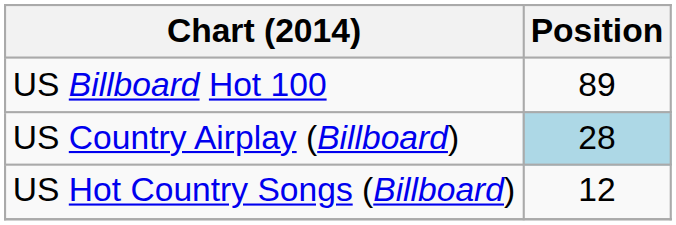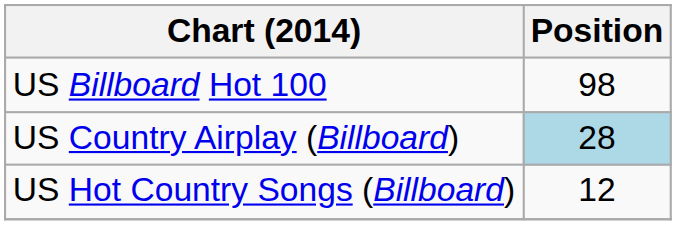(597, 84) 89 -> (597, 84) 98
